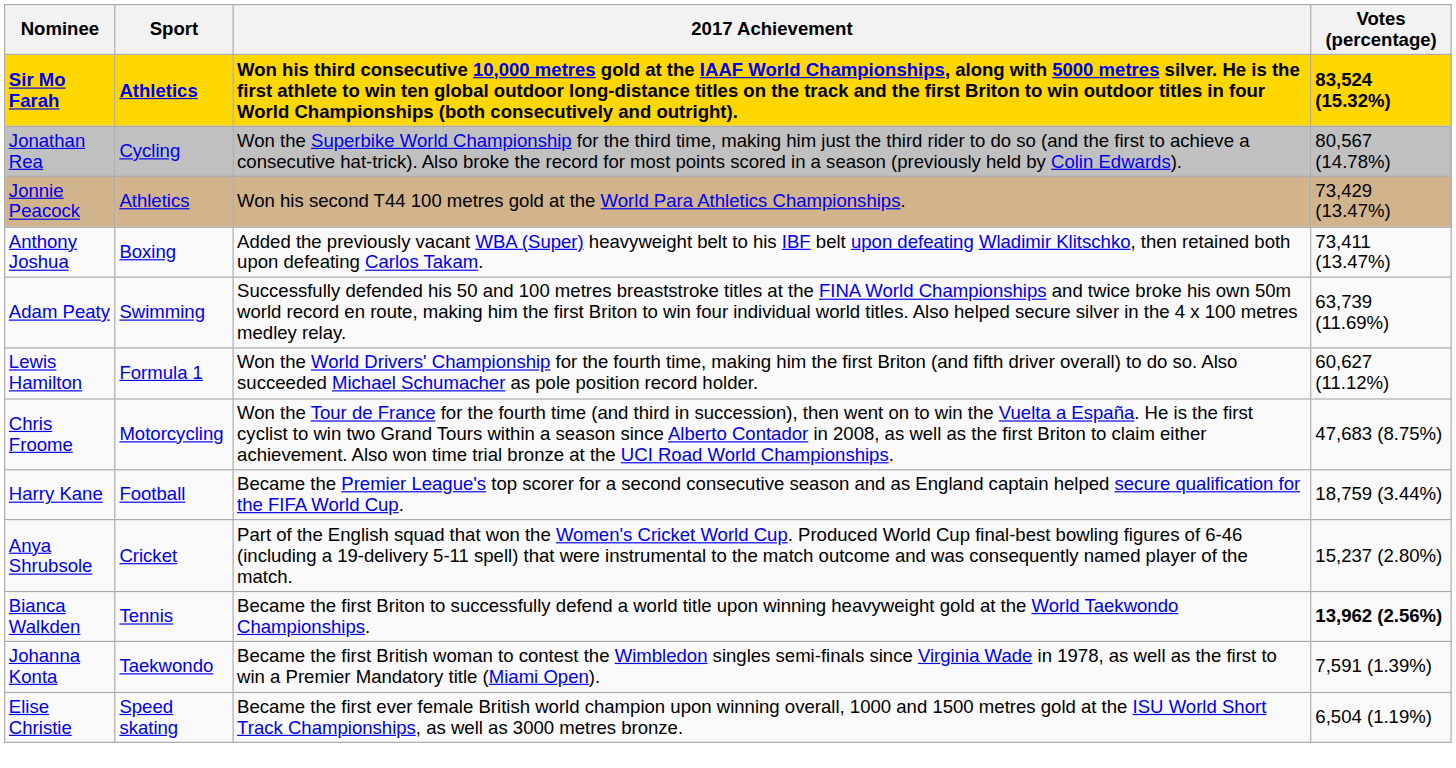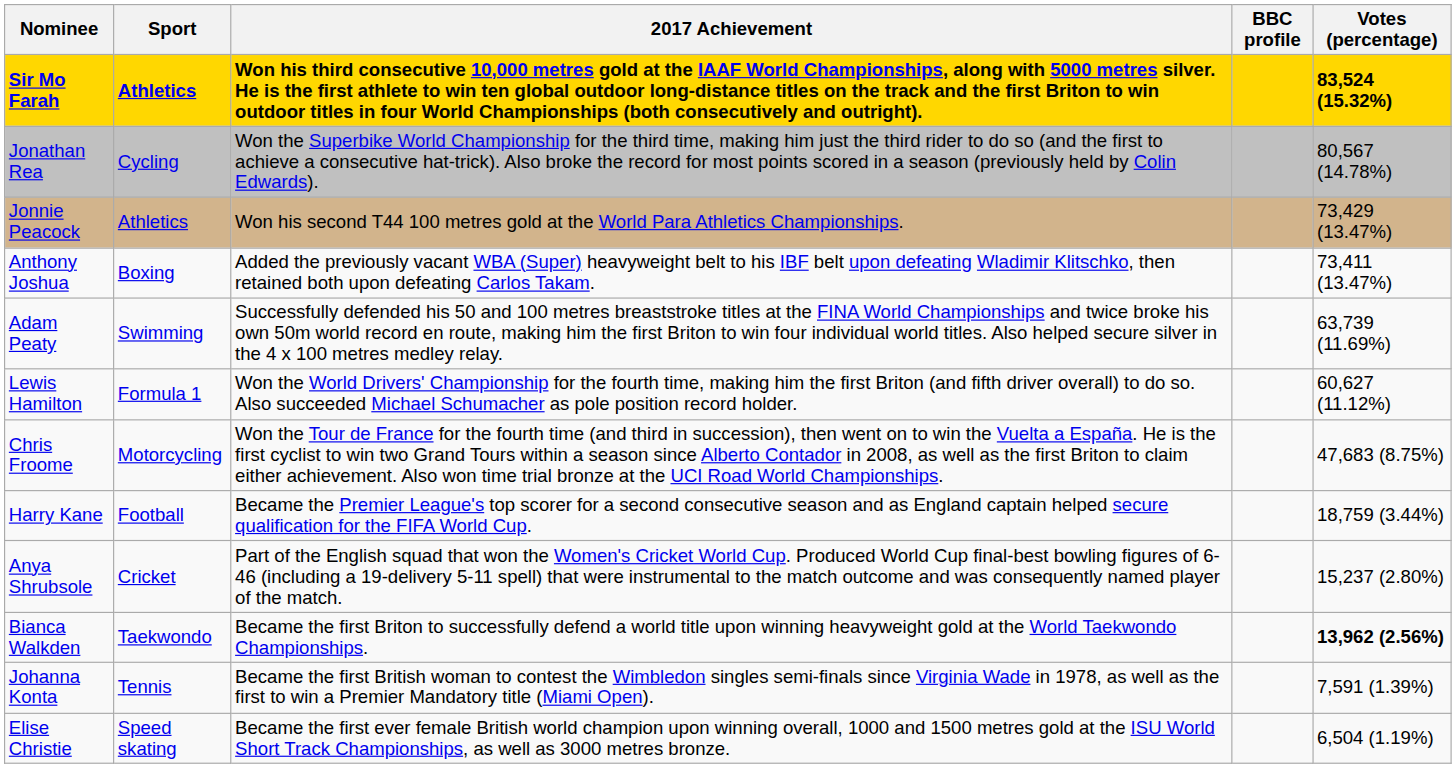+ column: (1272, 29)
(146, 616) Tennis -> (165, 637) Taekwondo
(166, 666) Taekwondo -> (145, 687) Tennis
